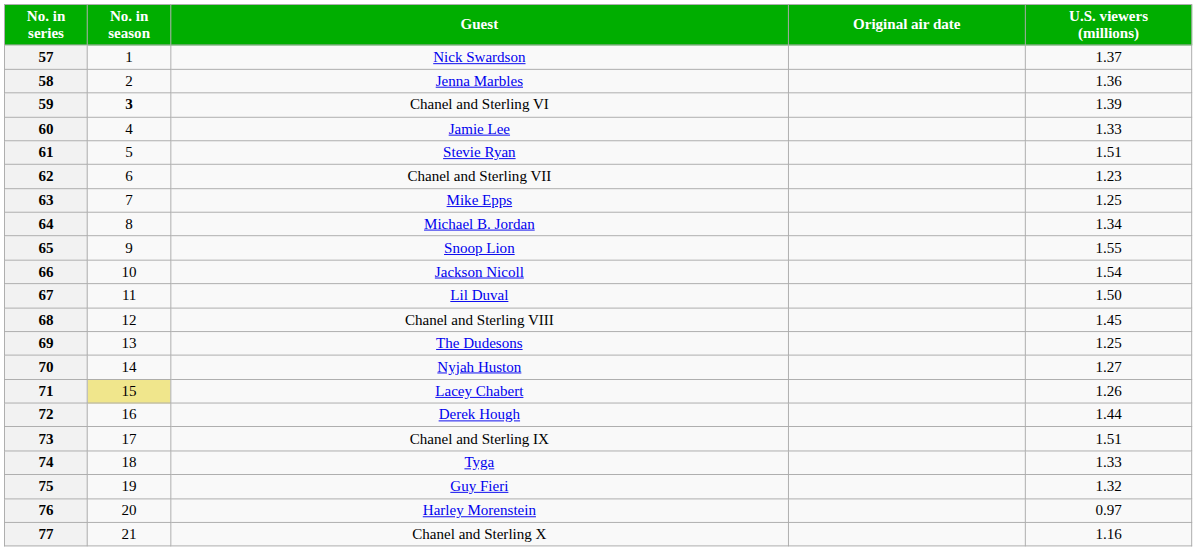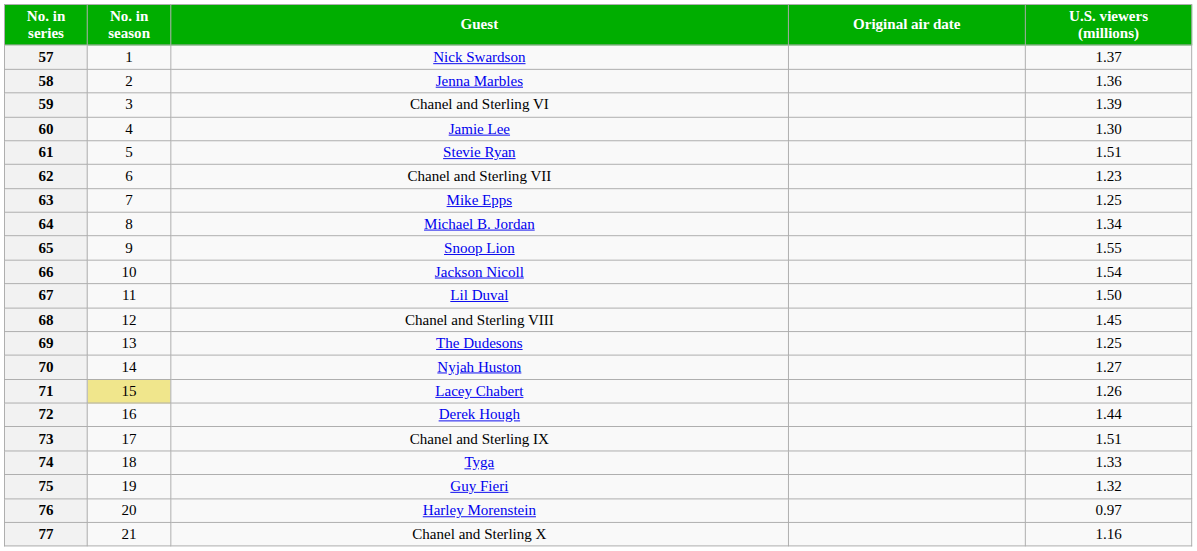(129, 104) bold -> (129, 104) normal
(1109, 128) 1.33 -> (1109, 128) 1.30
